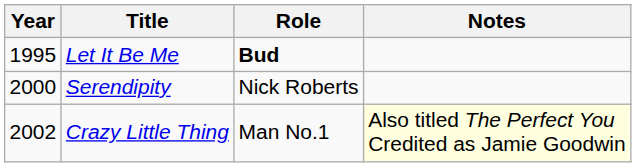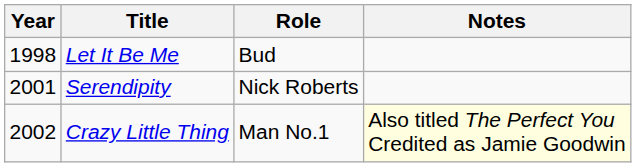(33, 54) 1995 -> (33, 54) 1998
(259, 54) bold -> (257, 54) normal
(33, 87) 2000 -> (33, 87) 2001
